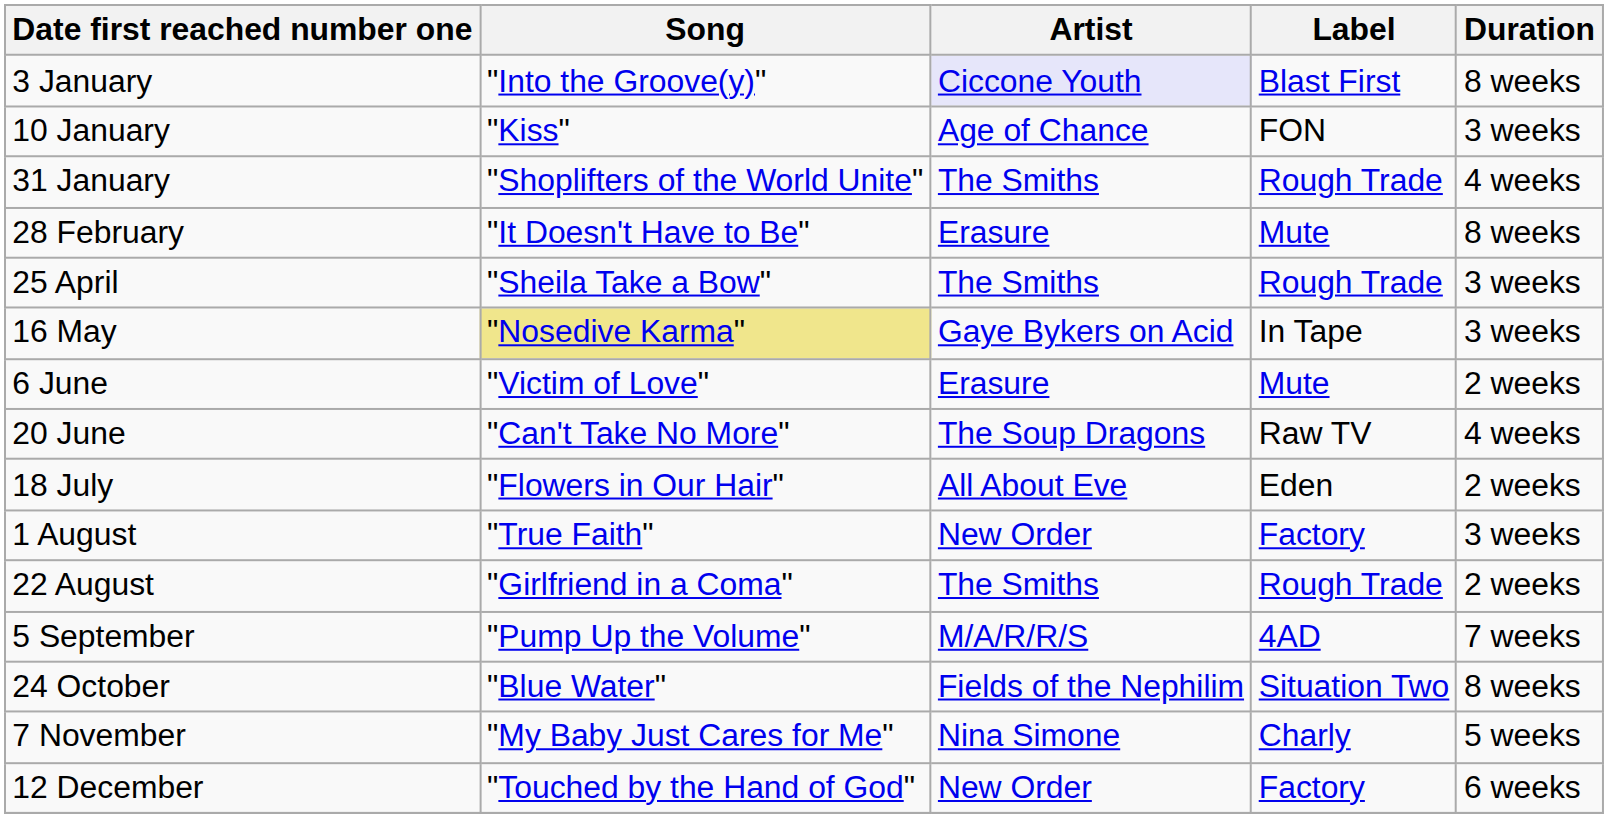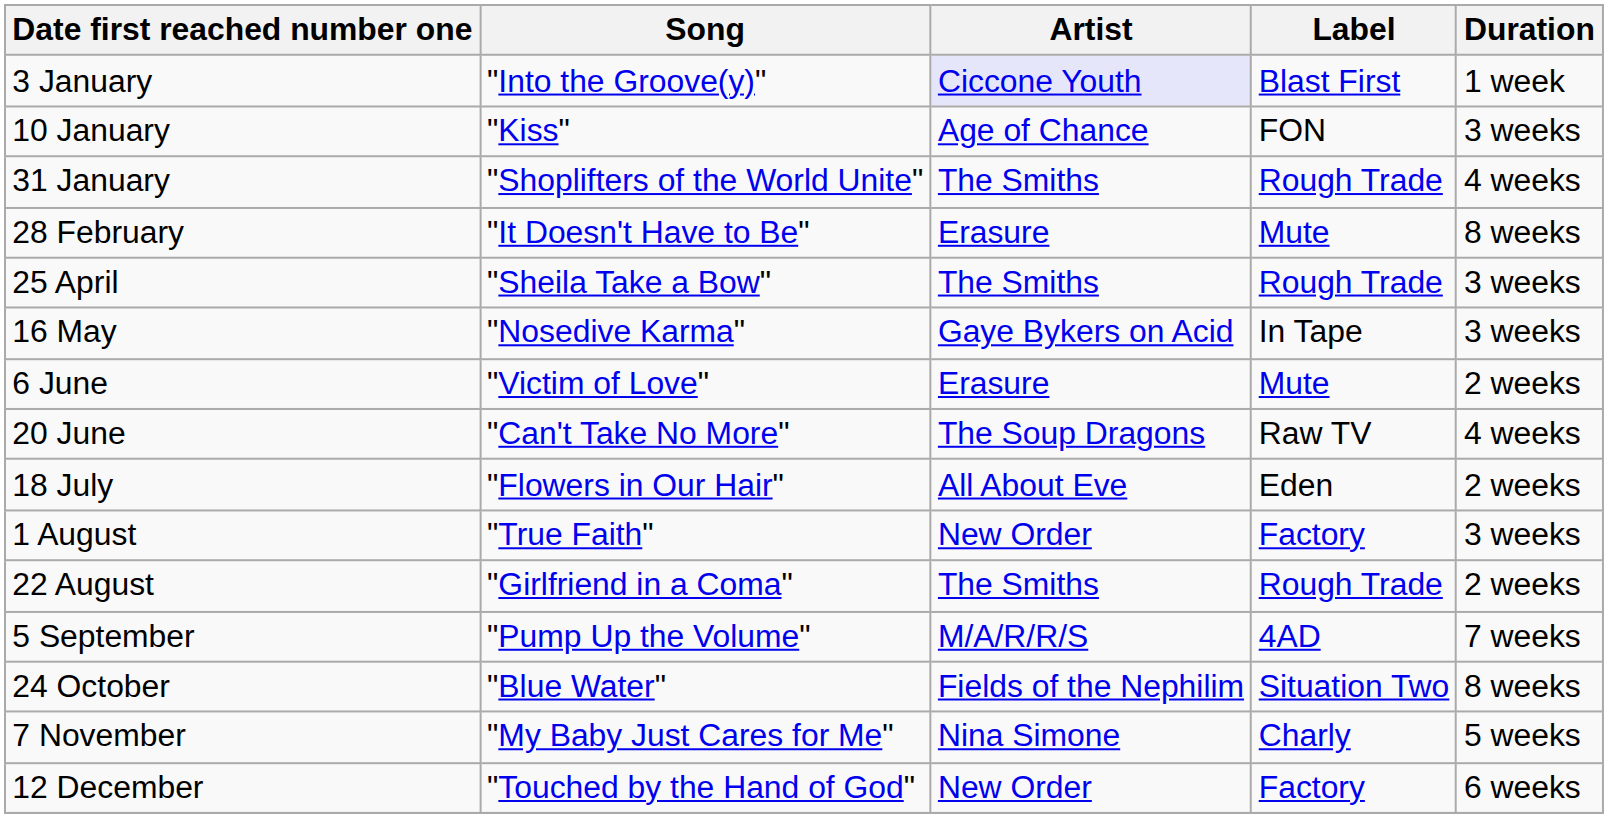(1522, 80) 8 weeks -> (1514, 80) 1 week
(616, 332) khaki background -> (616, 332) no background
